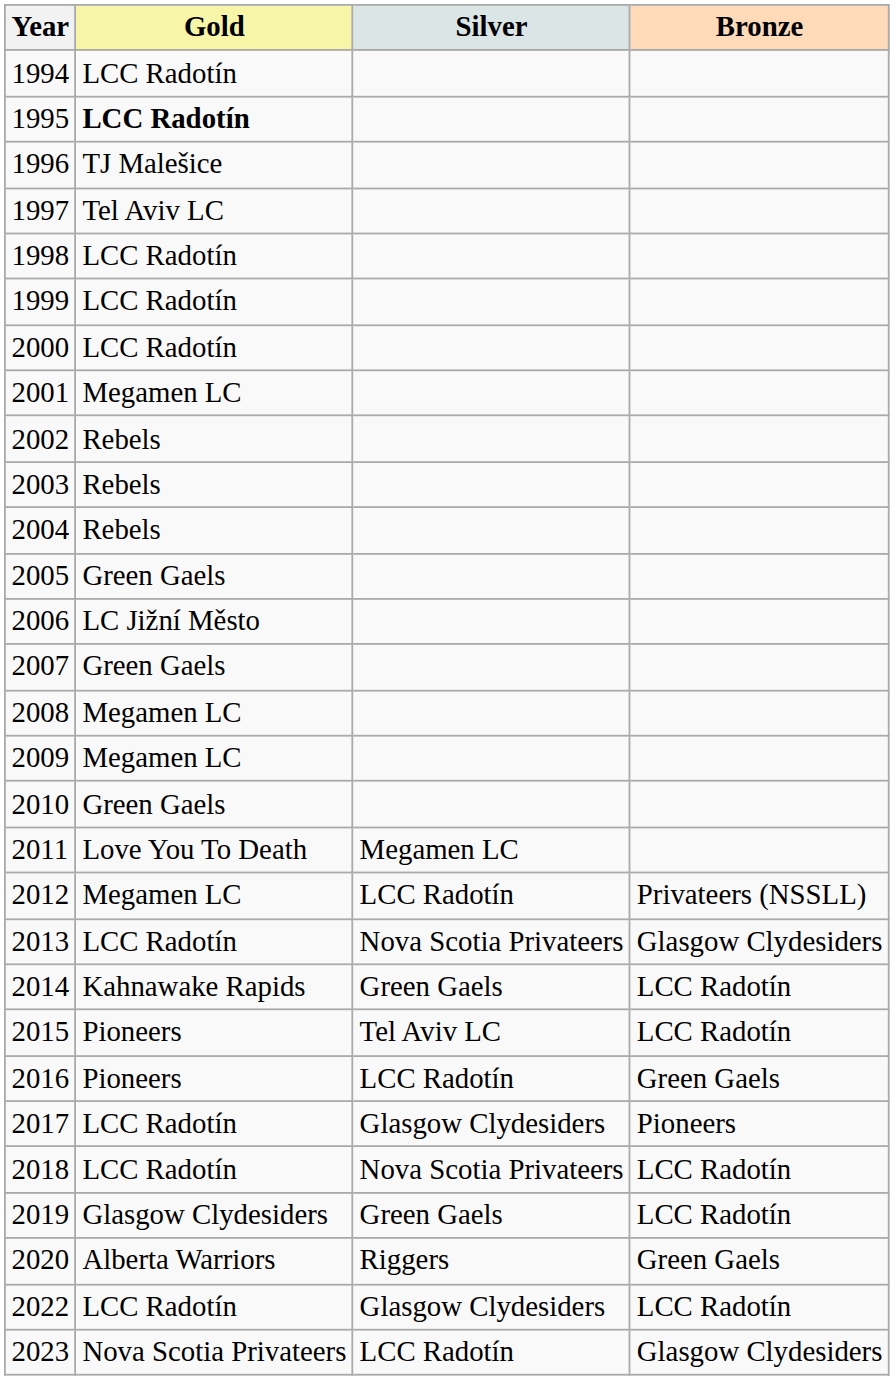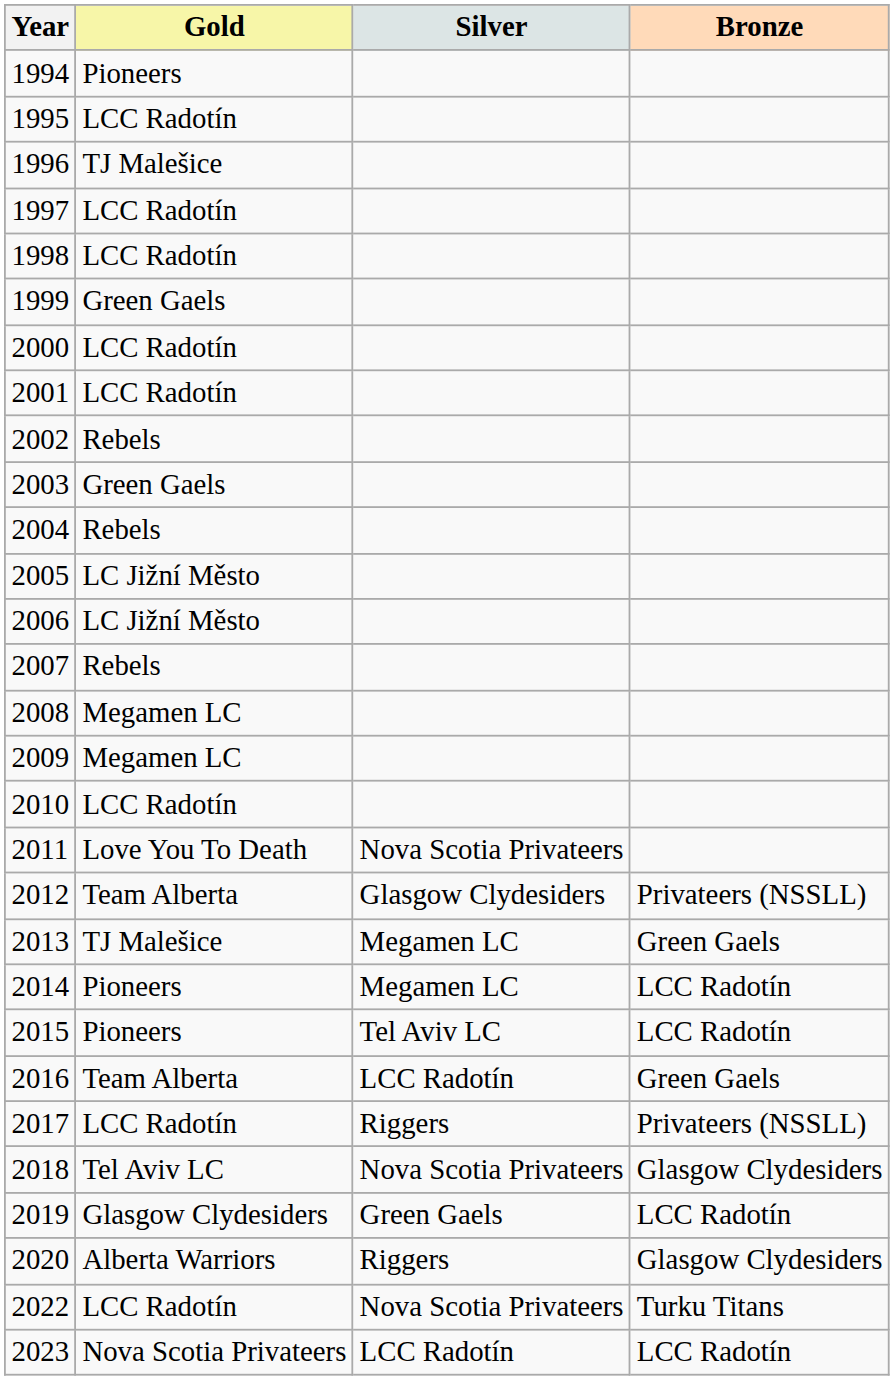(160, 73) LCC Radotín -> (132, 73) Pioneers
(166, 118) bold -> (160, 118) normal
(153, 210) Tel Aviv LC -> (160, 210) LCC Radotín
(160, 301) LCC Radotín -> (154, 301) Green Gaels
(162, 392) Megamen LC -> (160, 392) LCC Radotín
(122, 484) Rebels -> (154, 484) Green Gaels
(154, 575) Green Gaels -> (171, 575) LC Jižní Město
(154, 666) Green Gaels -> (122, 666) Rebels
(154, 803) Green Gaels -> (160, 803) LCC Radotín
(439, 849) Megamen LC -> (492, 849) Nova Scotia Privateers
(162, 895) Megamen LC -> (160, 895) Team Alberta
(437, 895) LCC Radotín -> (482, 895) Glasgow Clydesiders
(160, 940) LCC Radotín -> (152, 940) TJ Malešice
(492, 940) Nova Scotia Privateers -> (439, 940) Megamen LC
(760, 940) Glasgow Clydesiders -> (708, 940) Green Gaels
(194, 986) Kahnawake Rapids -> (132, 986) Pioneers
(431, 986) Green Gaels -> (439, 986) Megamen LC
(132, 1077) Pioneers -> (160, 1077) Team Alberta
(482, 1123) Glasgow Clydesiders -> (404, 1123) Riggers
(686, 1123) Pioneers -> (752, 1123) Privateers (NSSLL)
(160, 1169) LCC Radotín -> (153, 1169) Tel Aviv LC
(714, 1169) LCC Radotín -> (760, 1169) Glasgow Clydesiders
(708, 1260) Green Gaels -> (760, 1260) Glasgow Clydesiders
(482, 1306) Glasgow Clydesiders -> (492, 1306) Nova Scotia Privateers
(714, 1306) LCC Radotín -> (710, 1306) Turku Titans
(760, 1351) Glasgow Clydesiders -> (714, 1351) LCC Radotín
